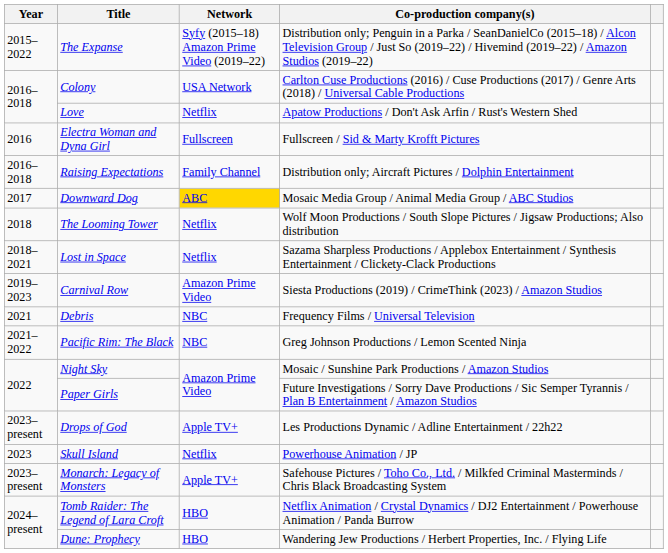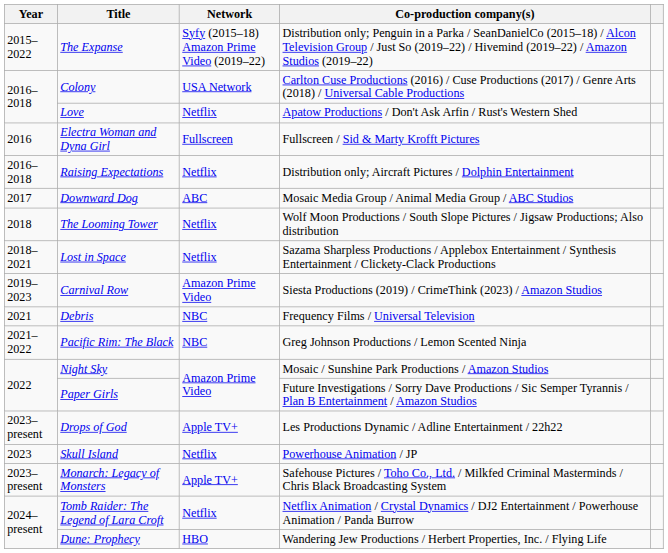(221, 172) Family Channel -> (199, 172) Netflix
(195, 198) gold background -> (195, 198) no background
(195, 512) HBO -> (199, 512) Netflix
